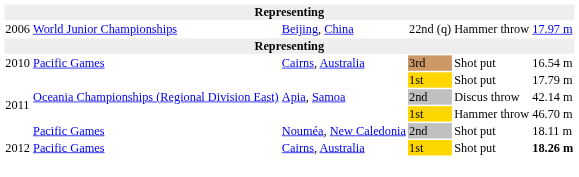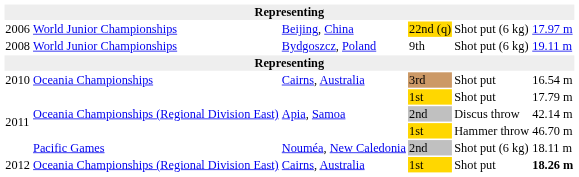(430, 29) no background -> (430, 29) gold background
(492, 29) Hammer throw -> (491, 29) Shot put (6 kg)
+ row: (18, 46)
(69, 63) Pacific Games -> (93, 80) Oceania Championships
(475, 130) Shot put -> (491, 147) Shot put (6 kg)
(69, 147) Pacific Games -> (156, 164) Oceania Championships (Regional Division East)
